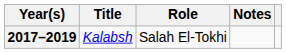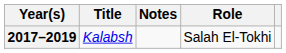columns swapped: (183, 15) <-> (252, 15)
